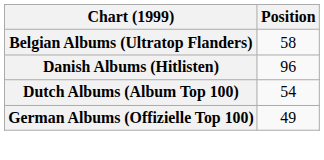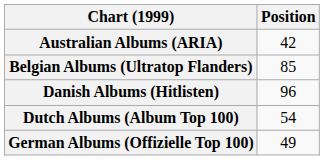+ row: (131, 42)
(288, 42) 58 -> (288, 67) 85
